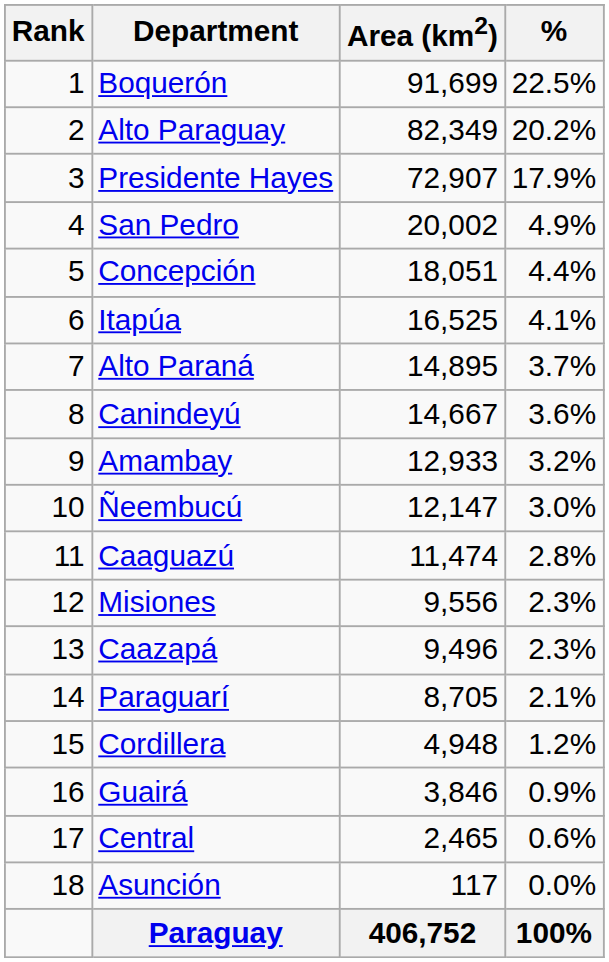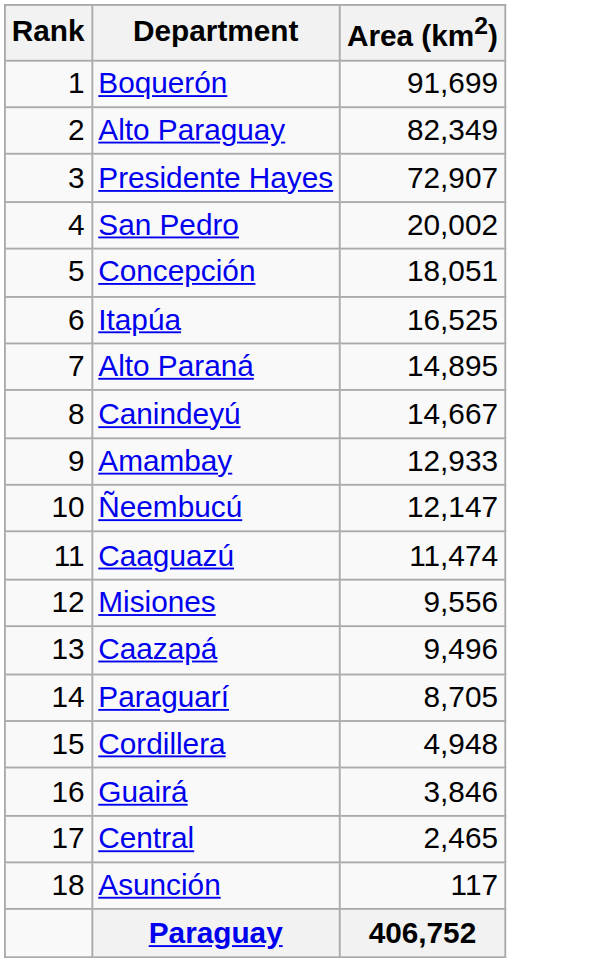- column: (554, 32)
